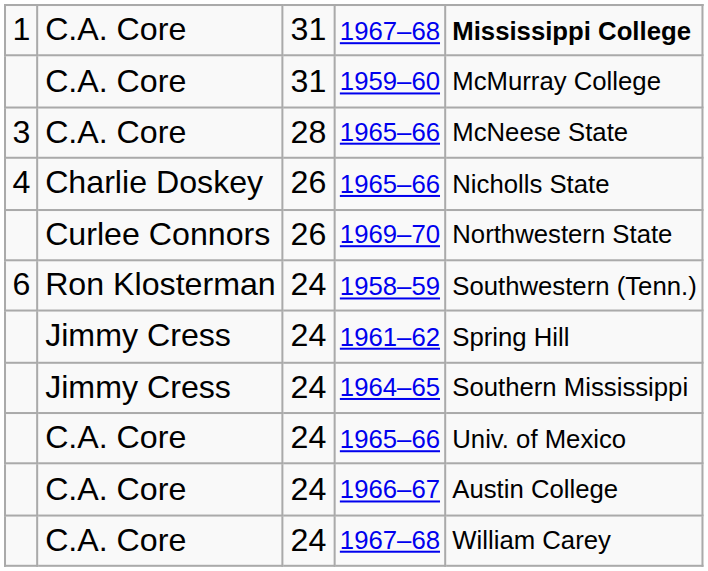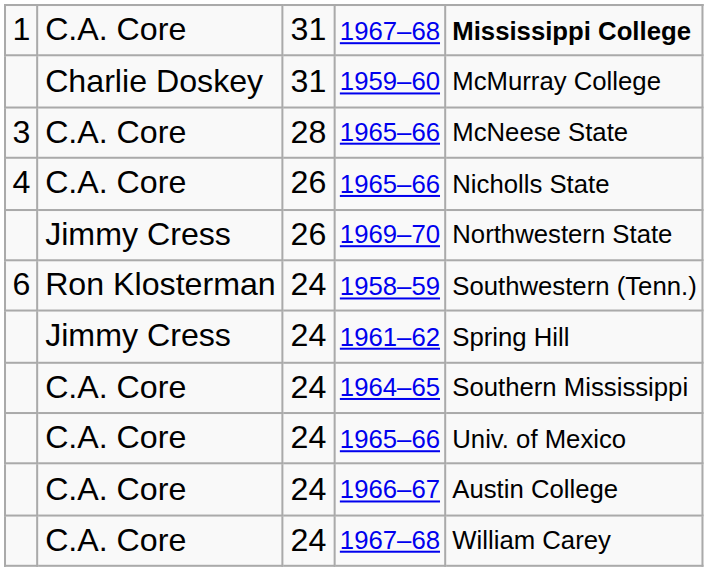(116, 81) C.A. Core -> (154, 81) Charlie Doskey
(154, 183) Charlie Doskey -> (116, 183) C.A. Core
(158, 234) Curlee Connors -> (138, 234) Jimmy Cress
(138, 387) Jimmy Cress -> (116, 387) C.A. Core
